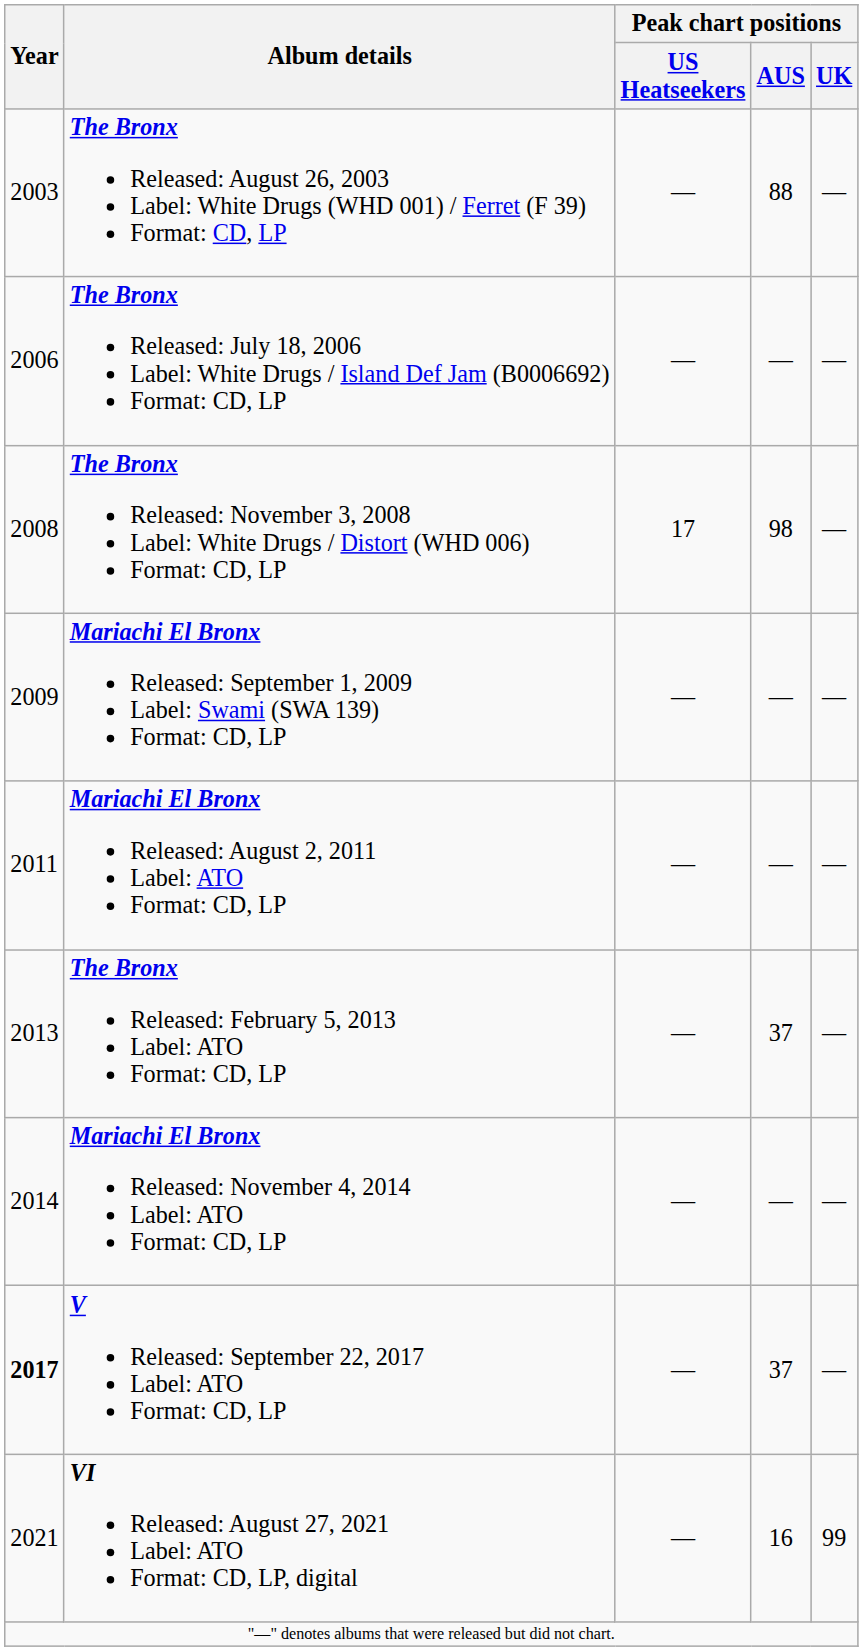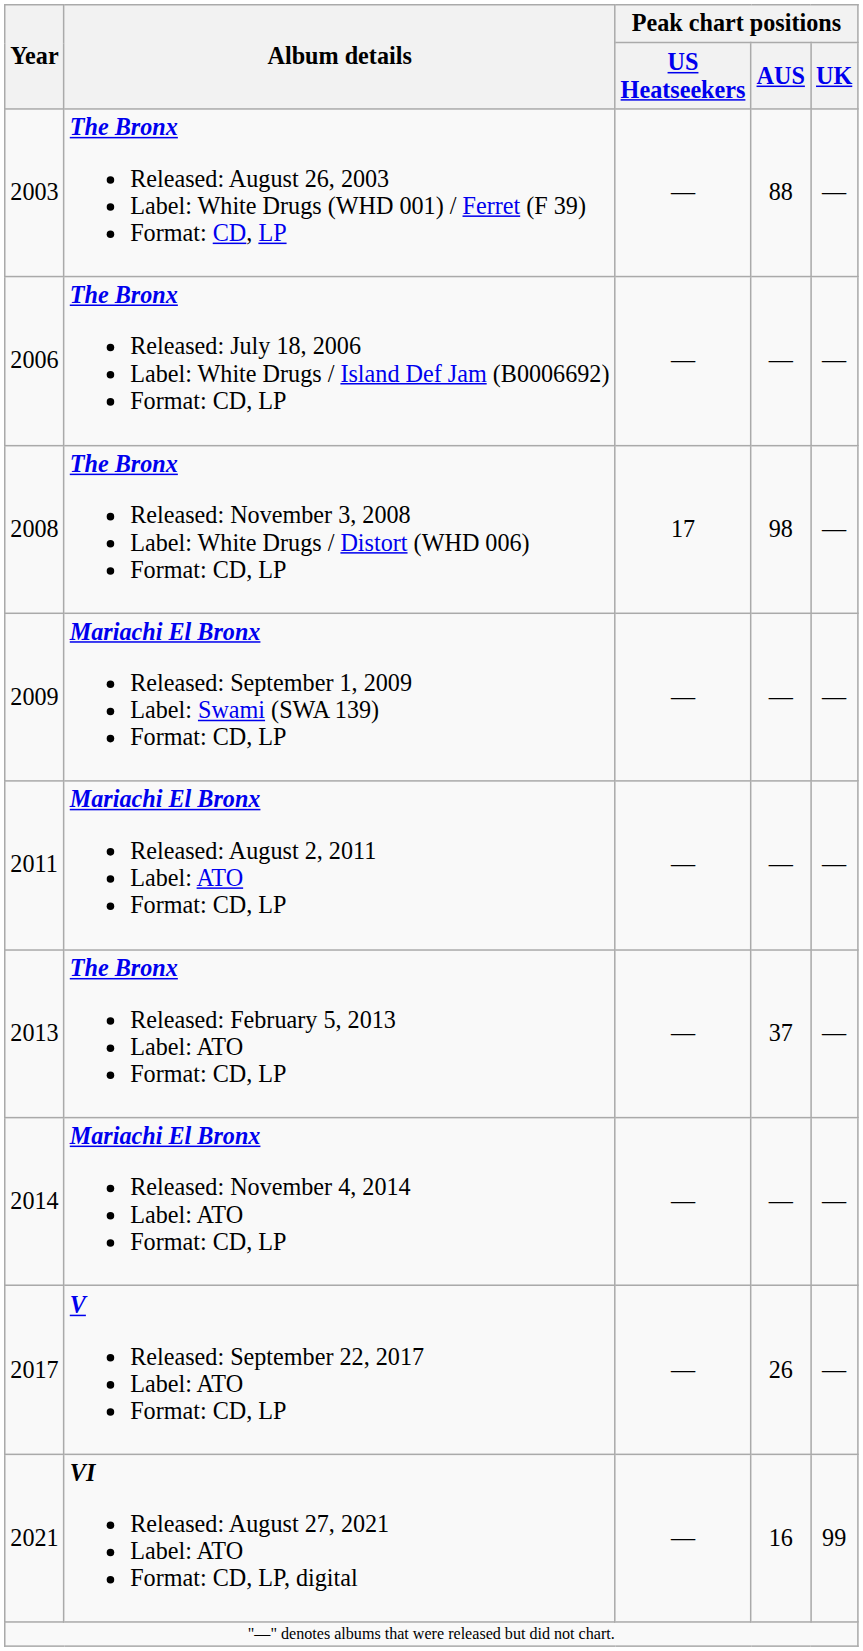(34, 1369) bold -> (34, 1369) normal
(781, 1369) 37 -> (781, 1369) 26
